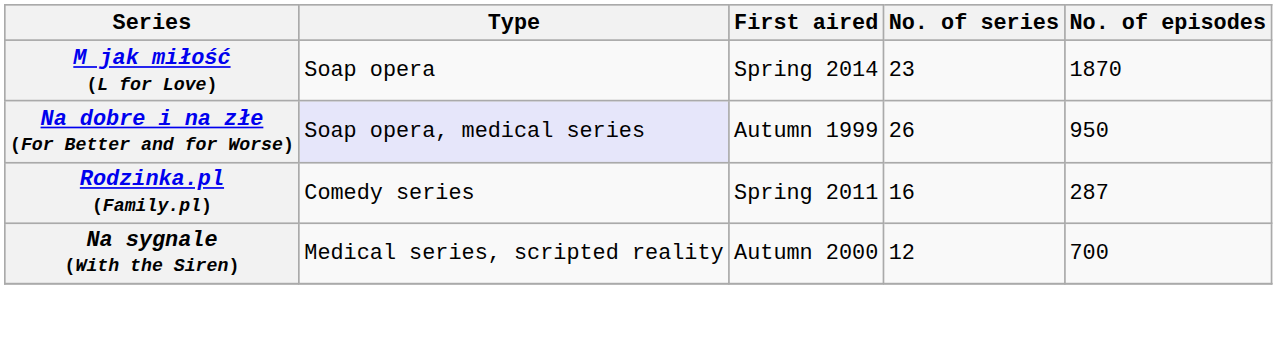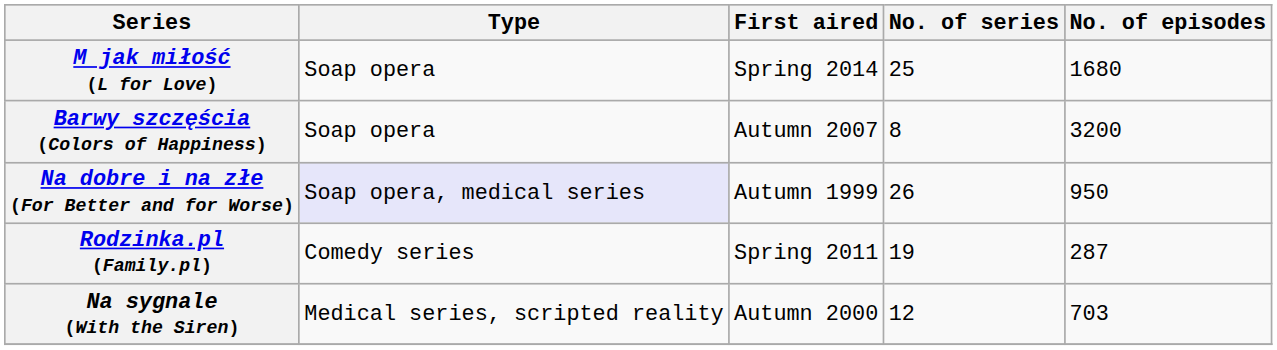(902, 71) 23 -> (902, 71) 25
(1096, 71) 1870 -> (1096, 71) 1680
+ row: (152, 131)
(902, 192) 16 -> (902, 253) 19
(1089, 253) 700 -> (1089, 314) 703
